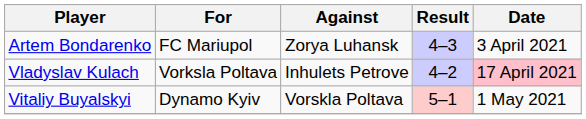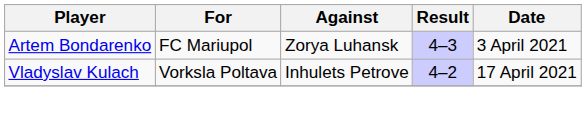(527, 72) pink background -> (527, 72) no background
- row: (70, 99)
